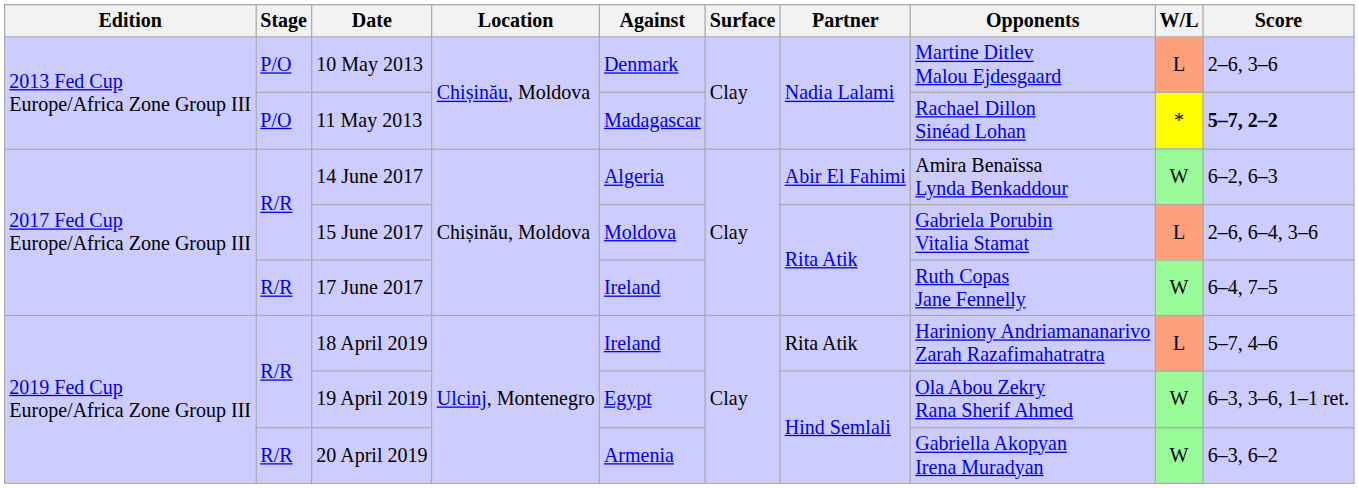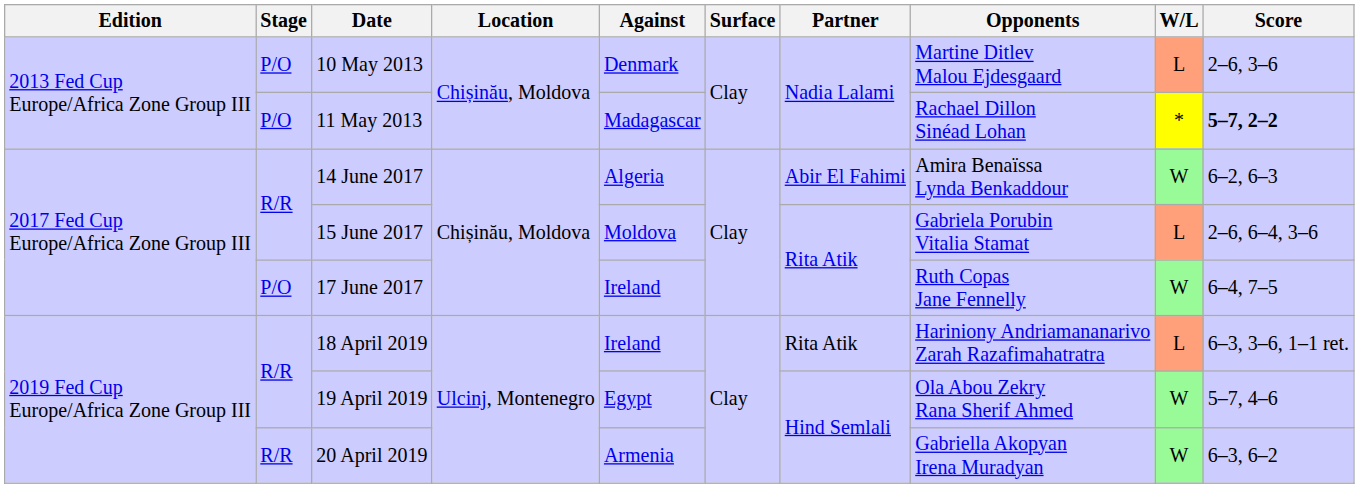(276, 287) R/R -> (276, 287) P/O
(1243, 342) 5–7, 4–6 -> (1278, 342) 6–3, 3–6, 1–1 ret.
(1278, 398) 6–3, 3–6, 1–1 ret. -> (1243, 398) 5–7, 4–6
